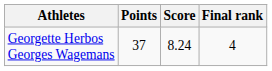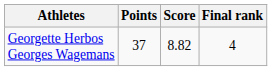(179, 46) 8.24 -> (179, 46) 8.82
